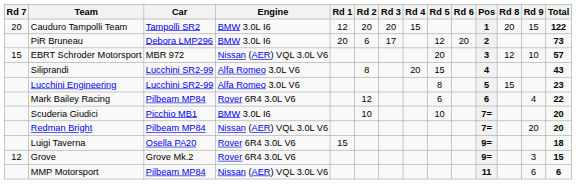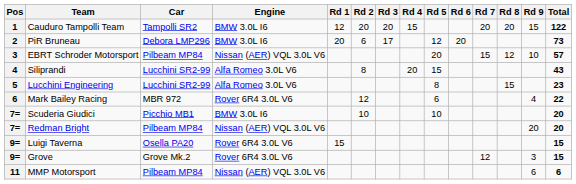columns swapped: (487, 12) <-> (16, 12)
(165, 56) MBR 972 -> (173, 56) Pilbeam MP84
(176, 99) Pilbeam MP84 -> (162, 99) MBR 972
(559, 143) 18 -> (559, 143) 15
